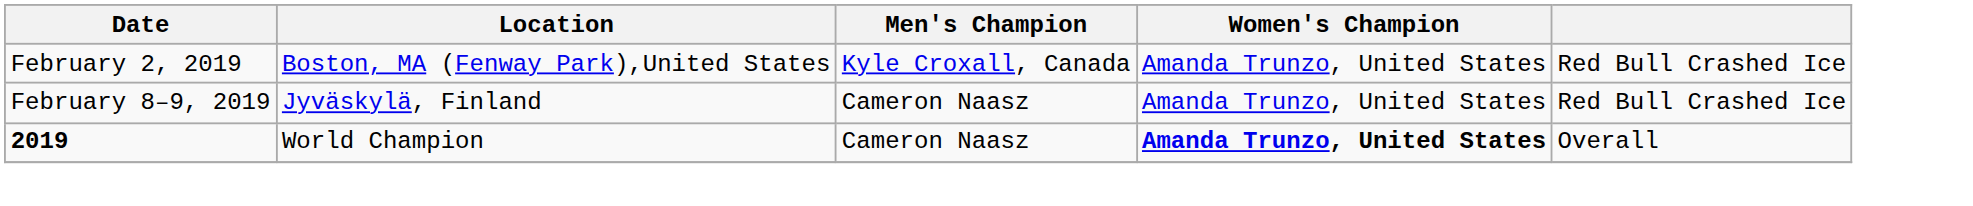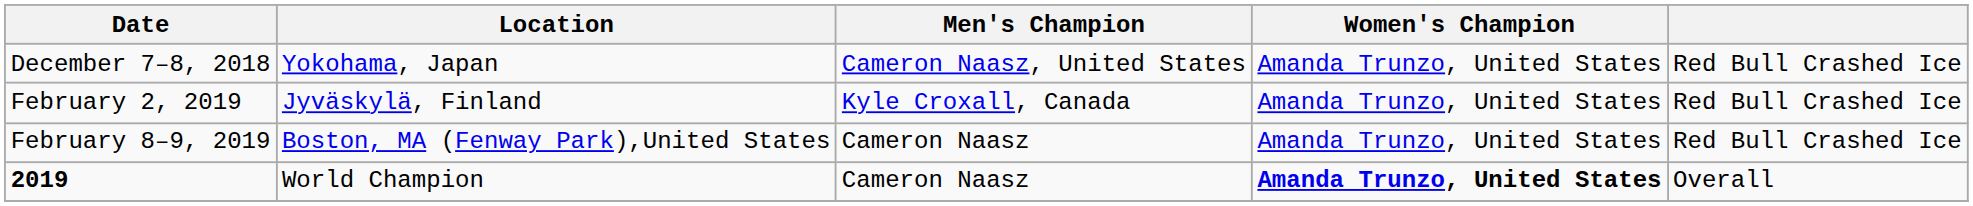+ row: (141, 64)
(556, 64) Boston, MA (Fenway Park),United States -> (412, 103) Jyväskylä, Finland
(412, 103) Jyväskylä, Finland -> (556, 142) Boston, MA (Fenway Park),United States
